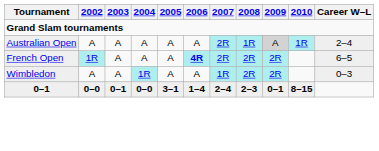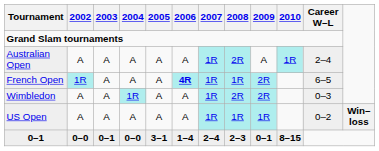(223, 43) 2R -> (211, 59) 1R
(249, 43) 1R -> (238, 59) 2R
(275, 43) lightgrey background -> (264, 59) no background
(223, 58) 2R -> (211, 80) 1R
(249, 58) 2R -> (238, 80) 1R
+ row: (27, 117)
